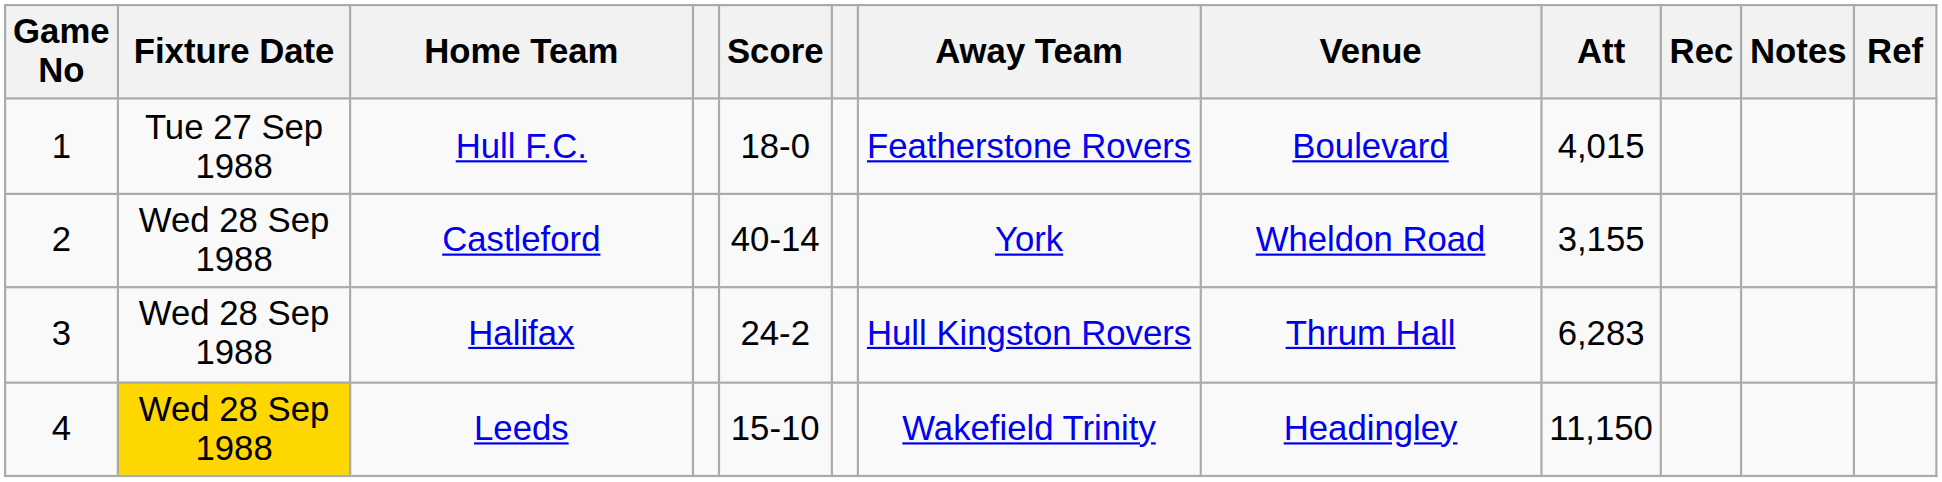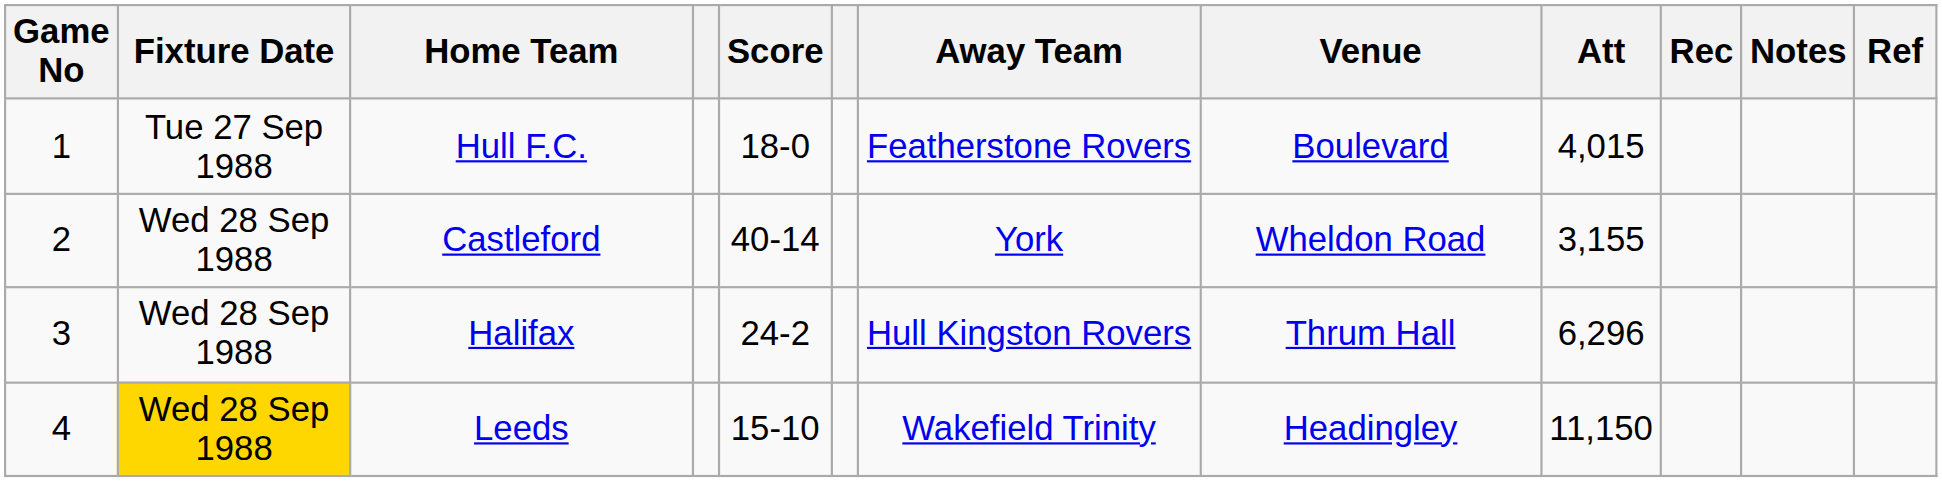(1601, 333) 6,283 -> (1601, 333) 6,296
